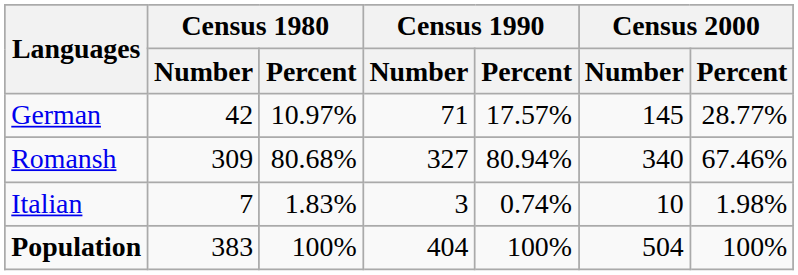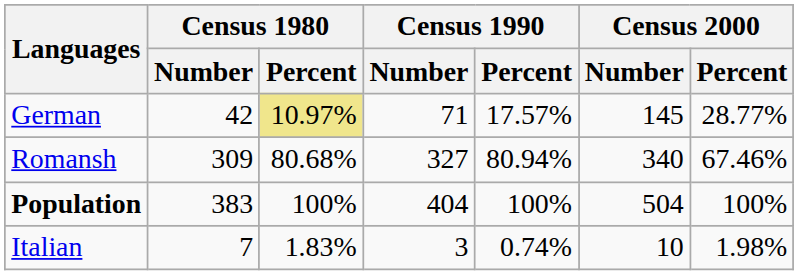(314, 114) no background -> (314, 114) khaki background
rows swapped: (47, 203) <-> (76, 247)
